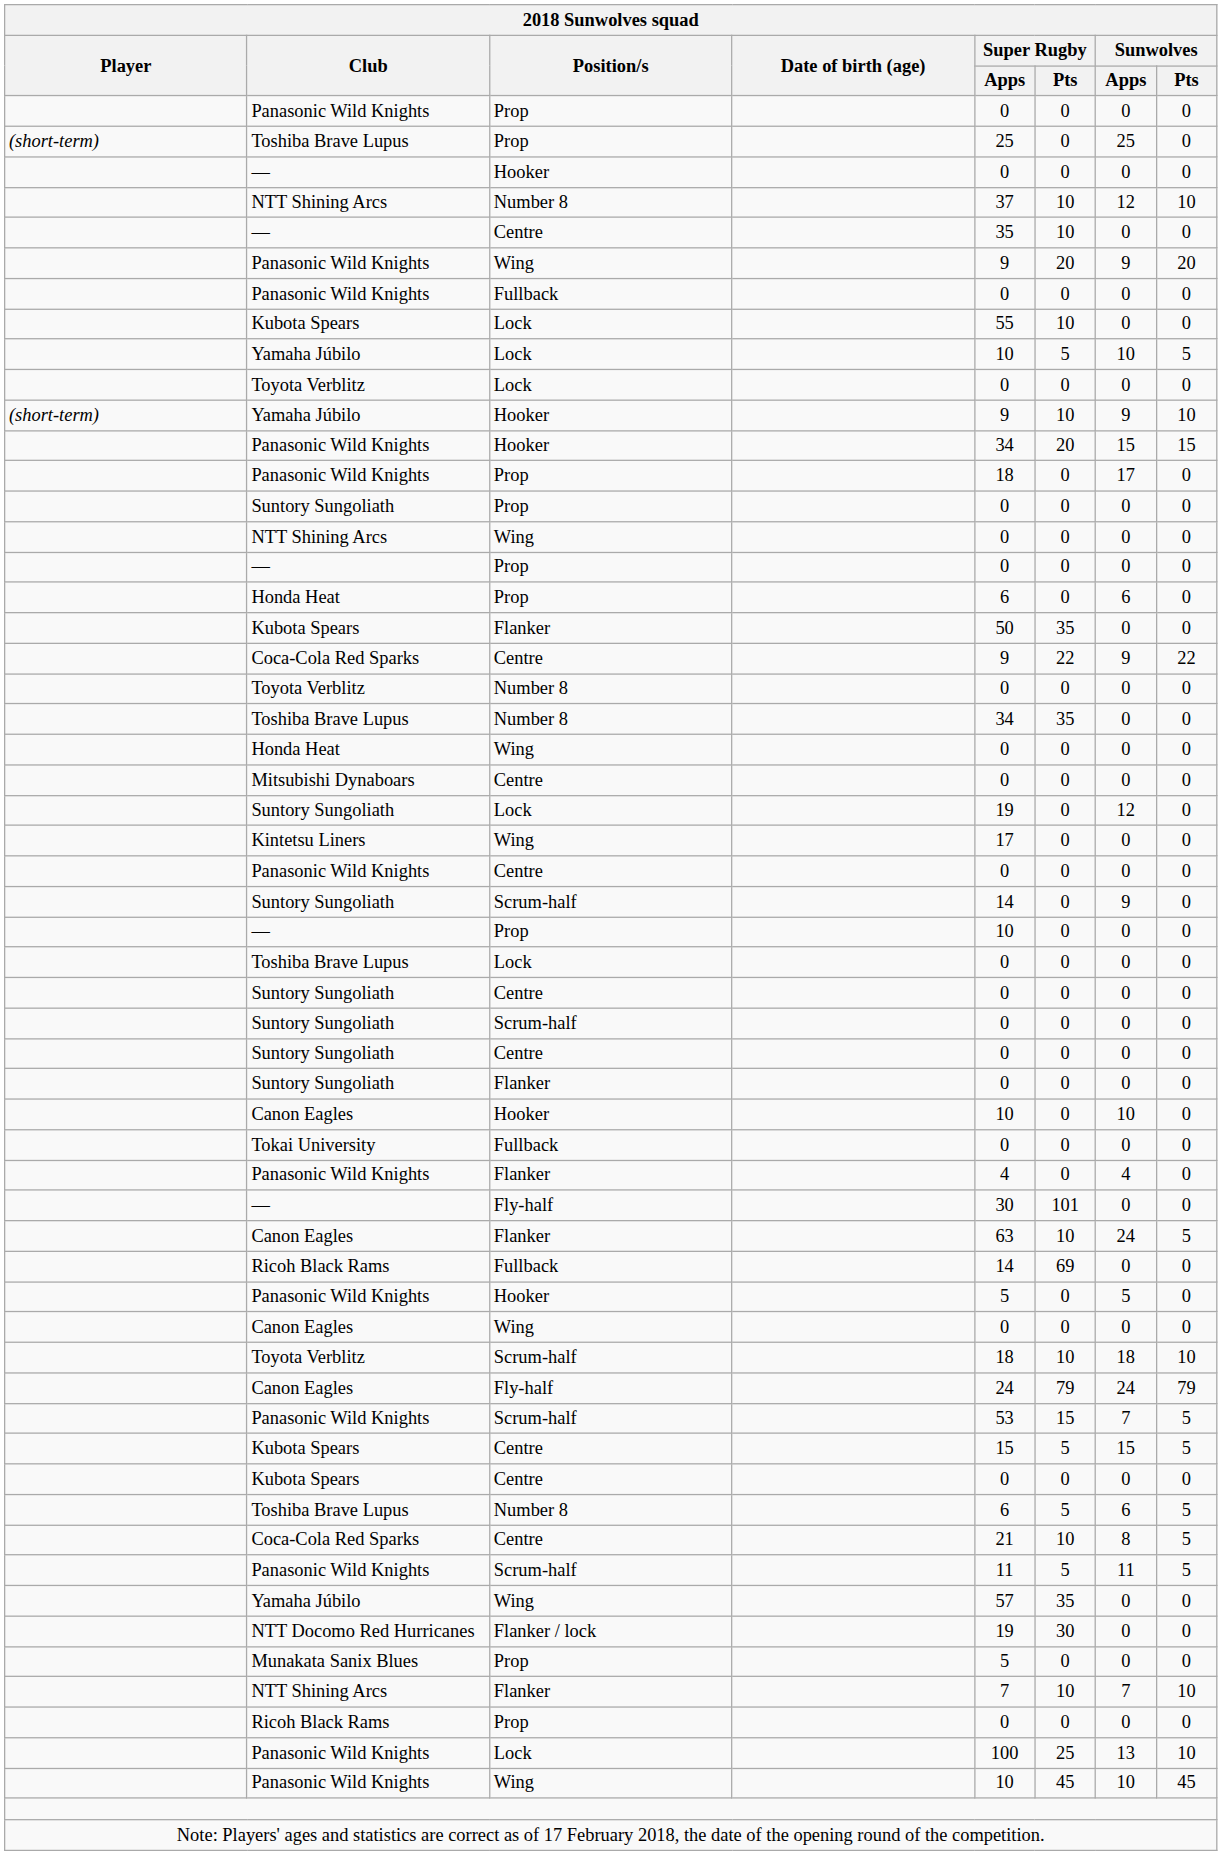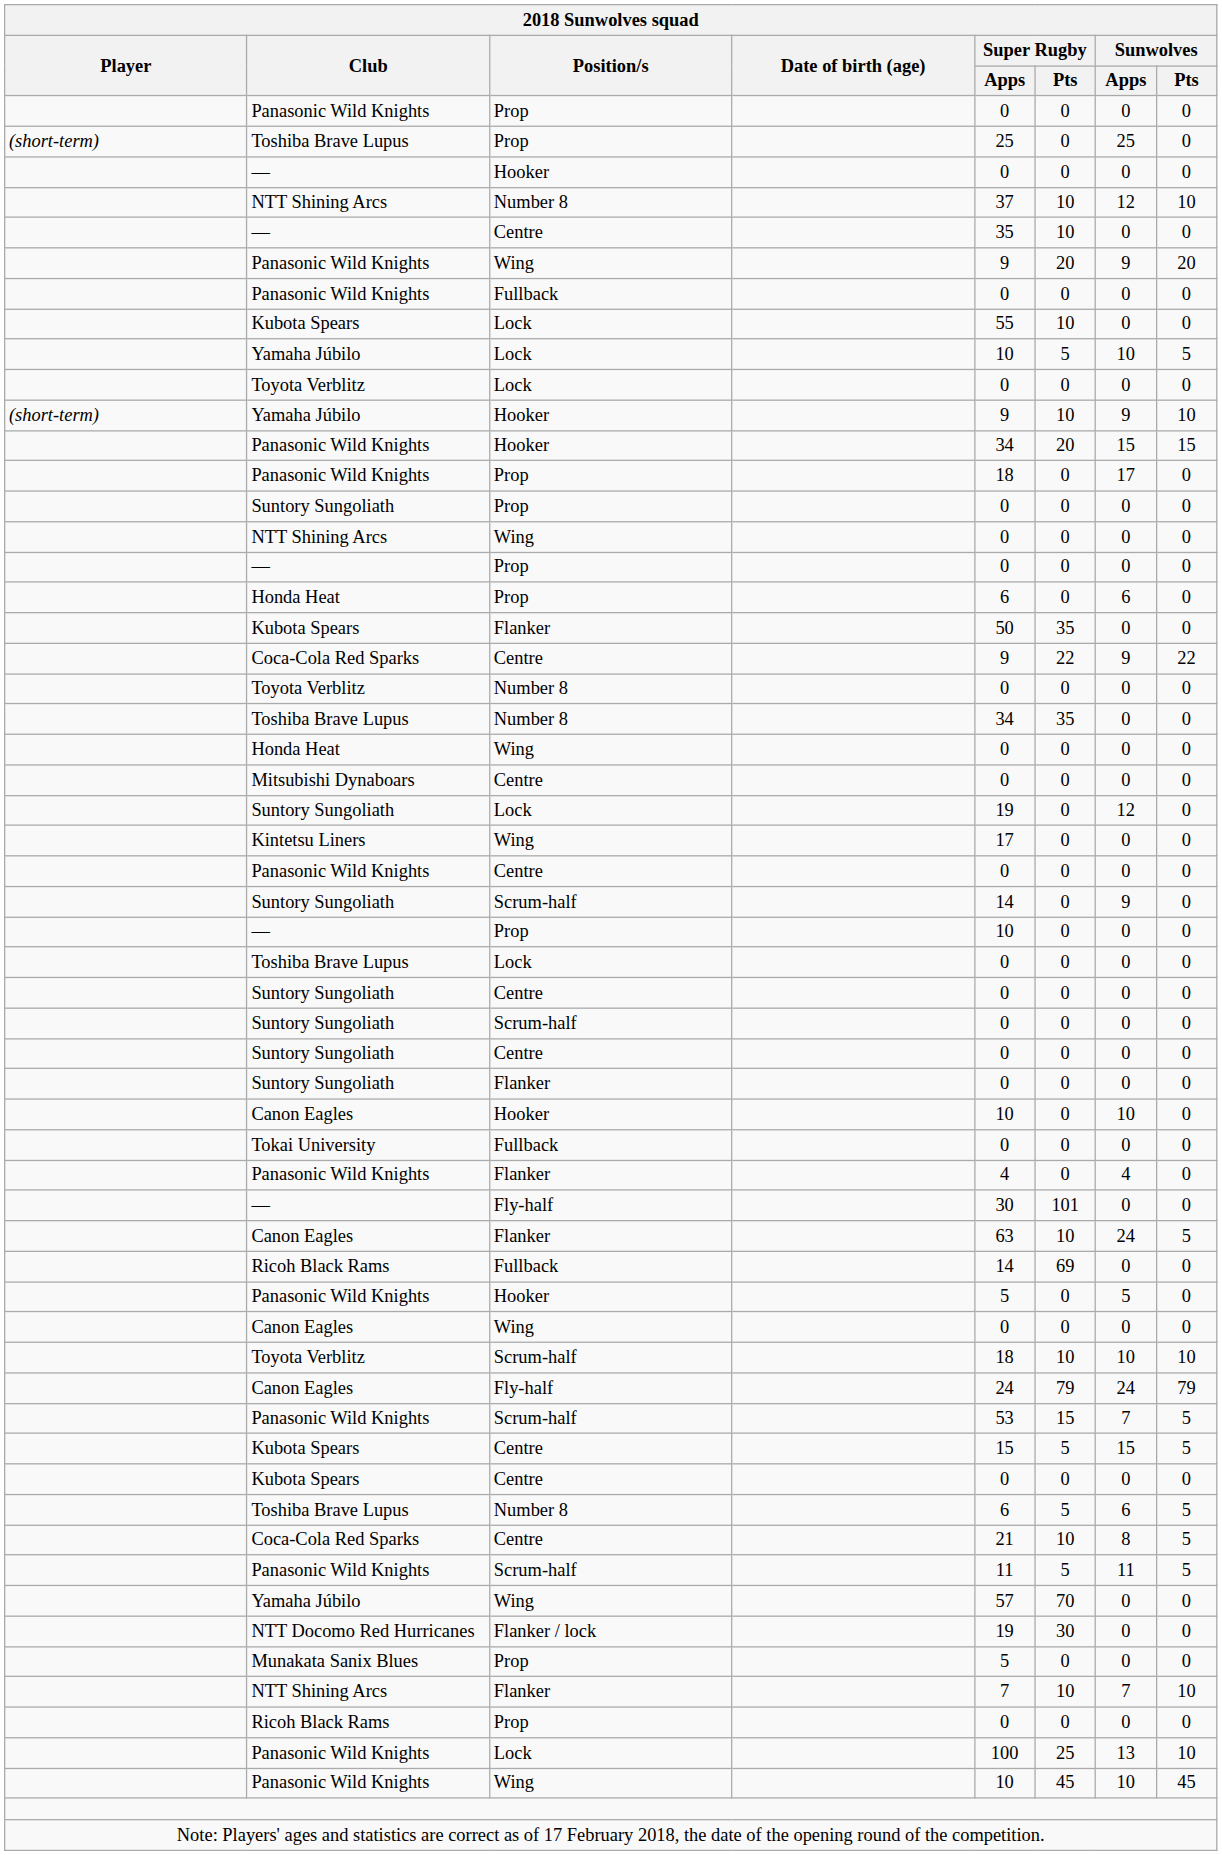(1126, 1357) 18 -> (1126, 1357) 10
(1065, 1600) 35 -> (1065, 1600) 70
